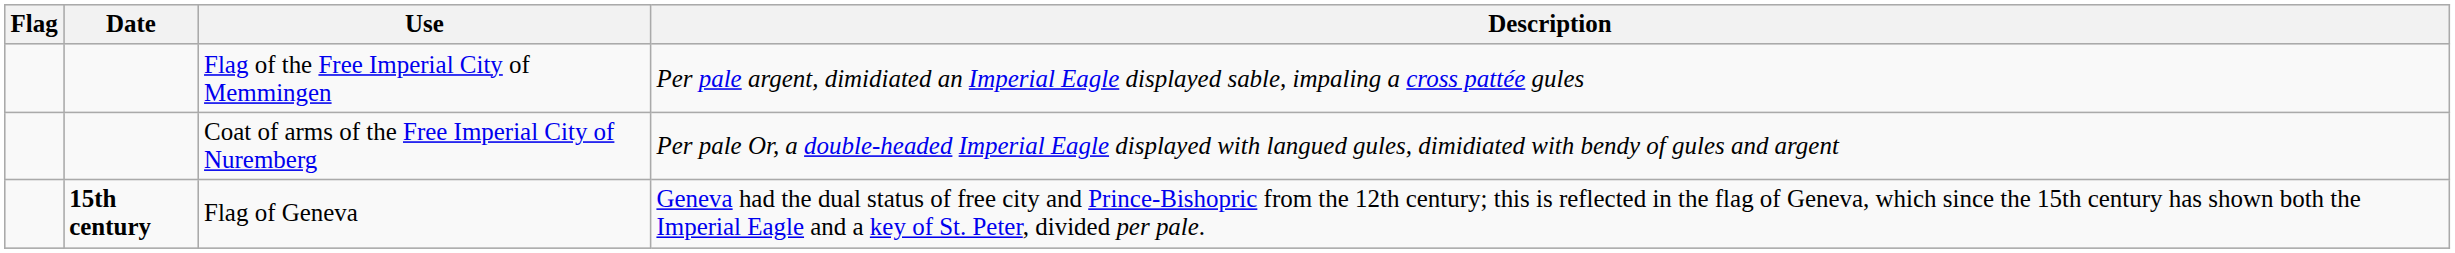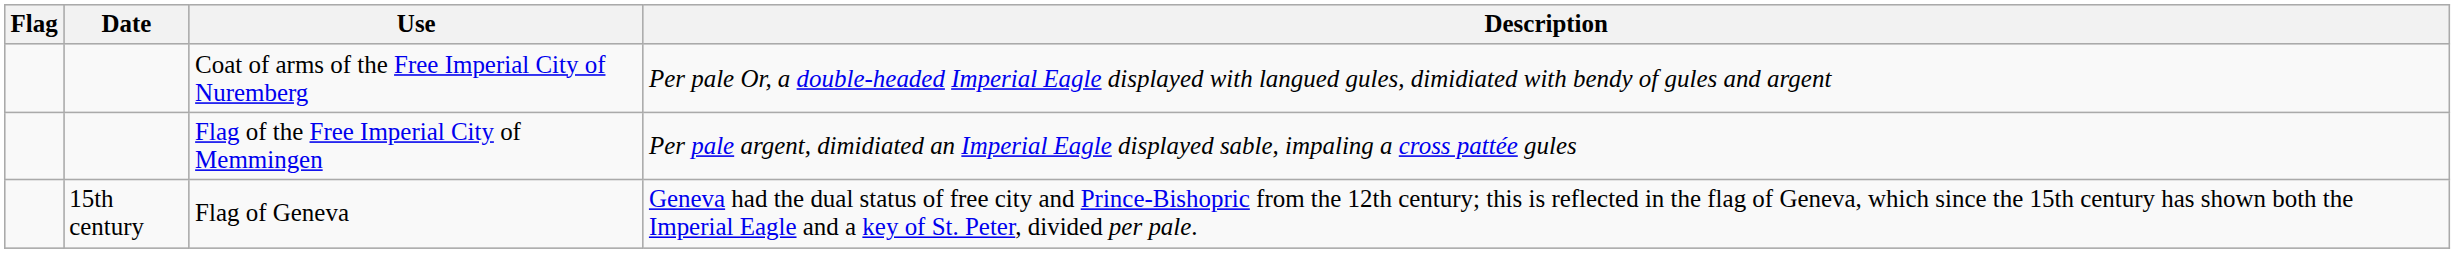rows swapped: (367, 77) <-> (409, 145)
(110, 213) bold -> (107, 213) normal
